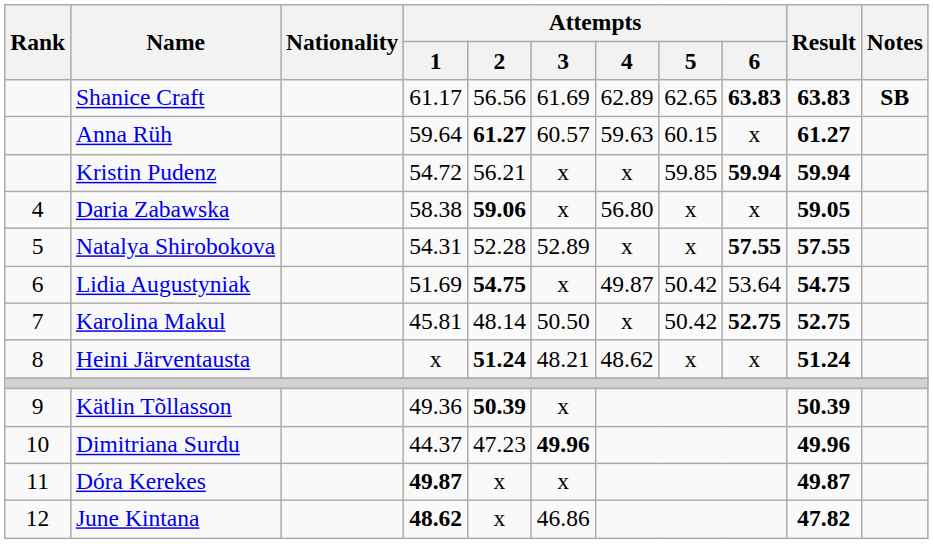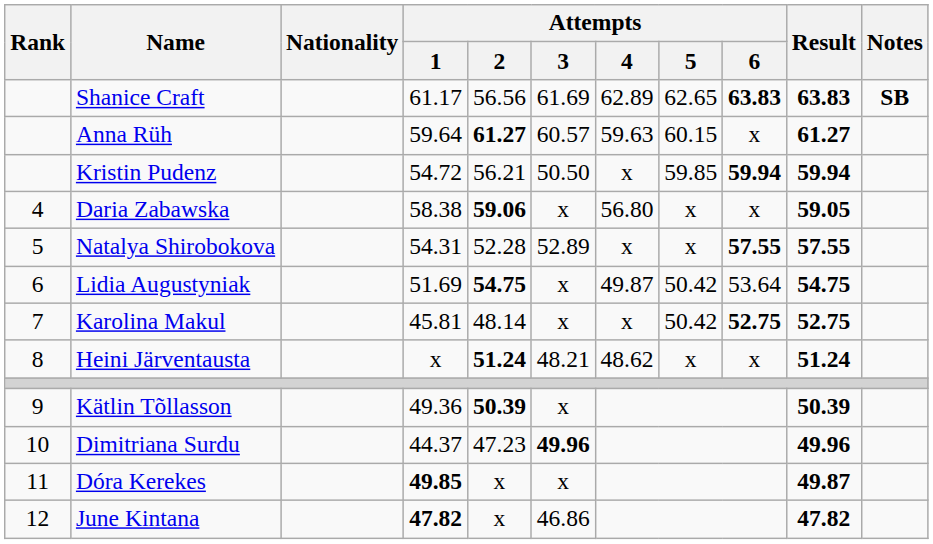(563, 172) x -> (563, 172) 50.50
(563, 321) 50.50 -> (563, 321) x
(436, 481) 49.87 -> (436, 481) 49.85
(436, 518) 48.62 -> (436, 518) 47.82
